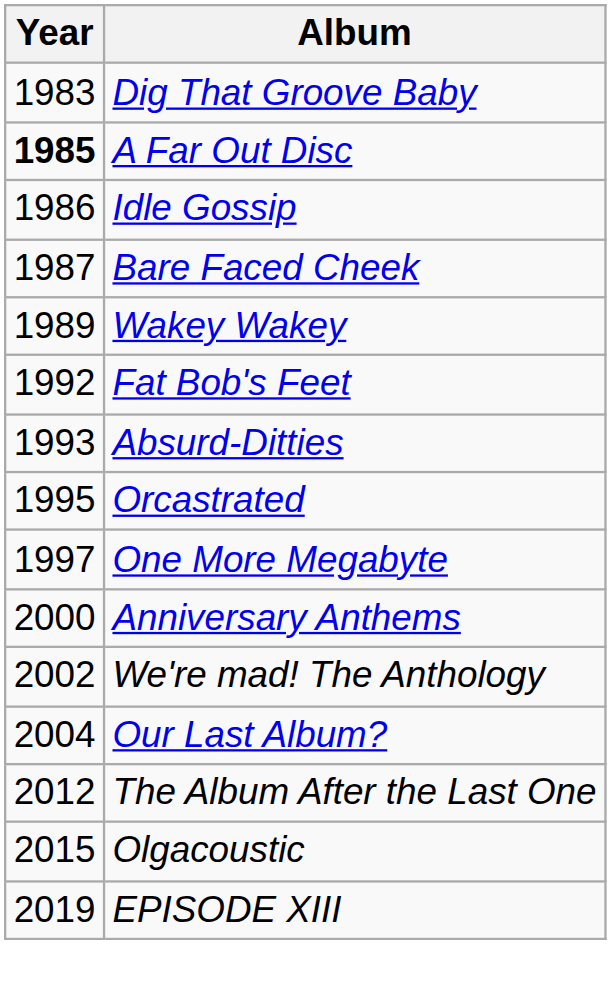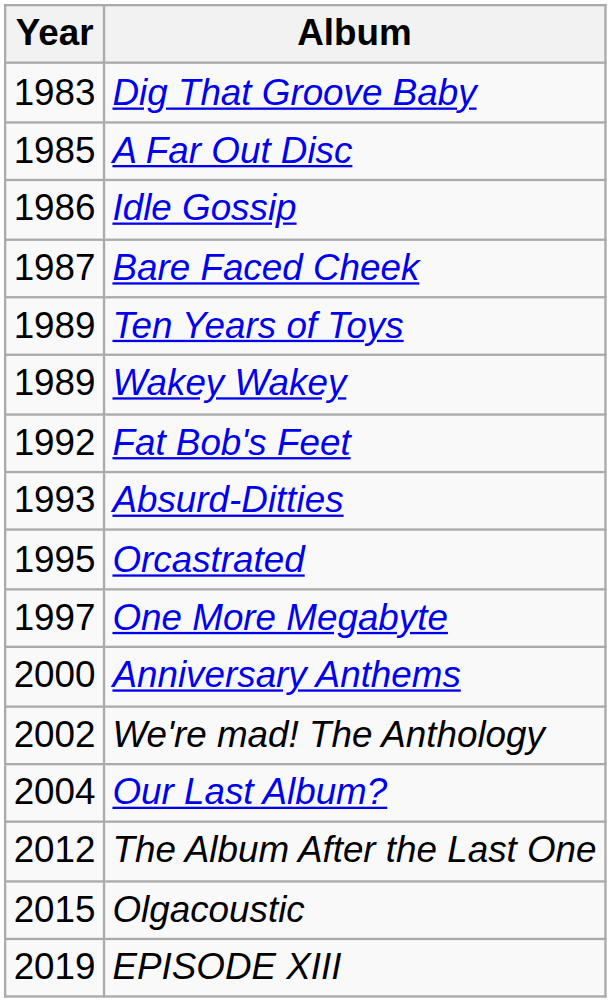(55, 150) bold -> (55, 150) normal
+ row: (258, 325)
